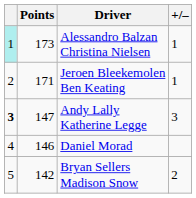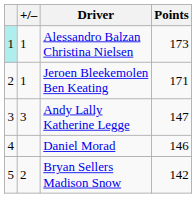columns swapped: (180, 15) <-> (37, 15)
(11, 117) bold -> (11, 117) normal
